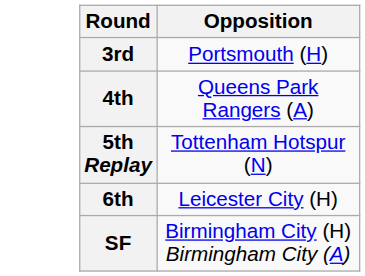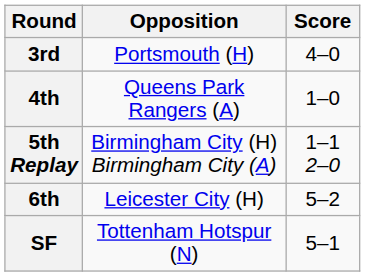+ column: (323, 21)
(258, 154) Tottenham Hotspur (N) -> (184, 154) Birmingham City (H) Birmingham City (A)
(258, 243) Birmingham City (H) Birmingham City (A) -> (184, 243) Tottenham Hotspur (N)
